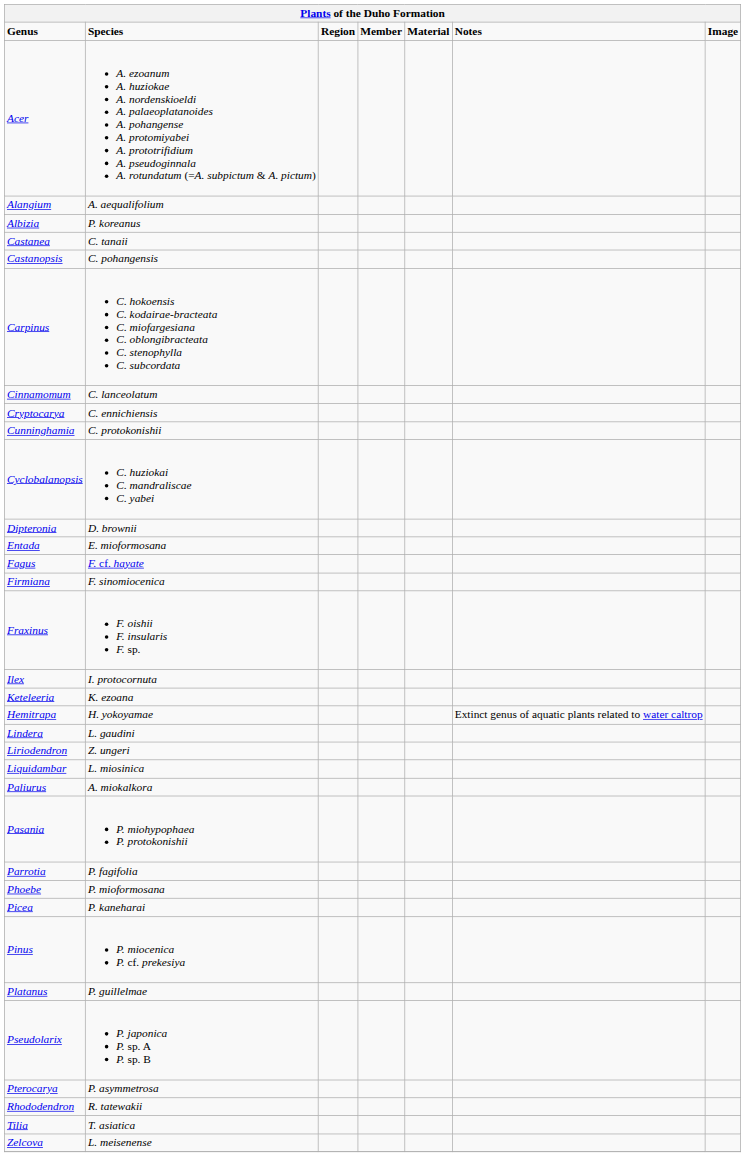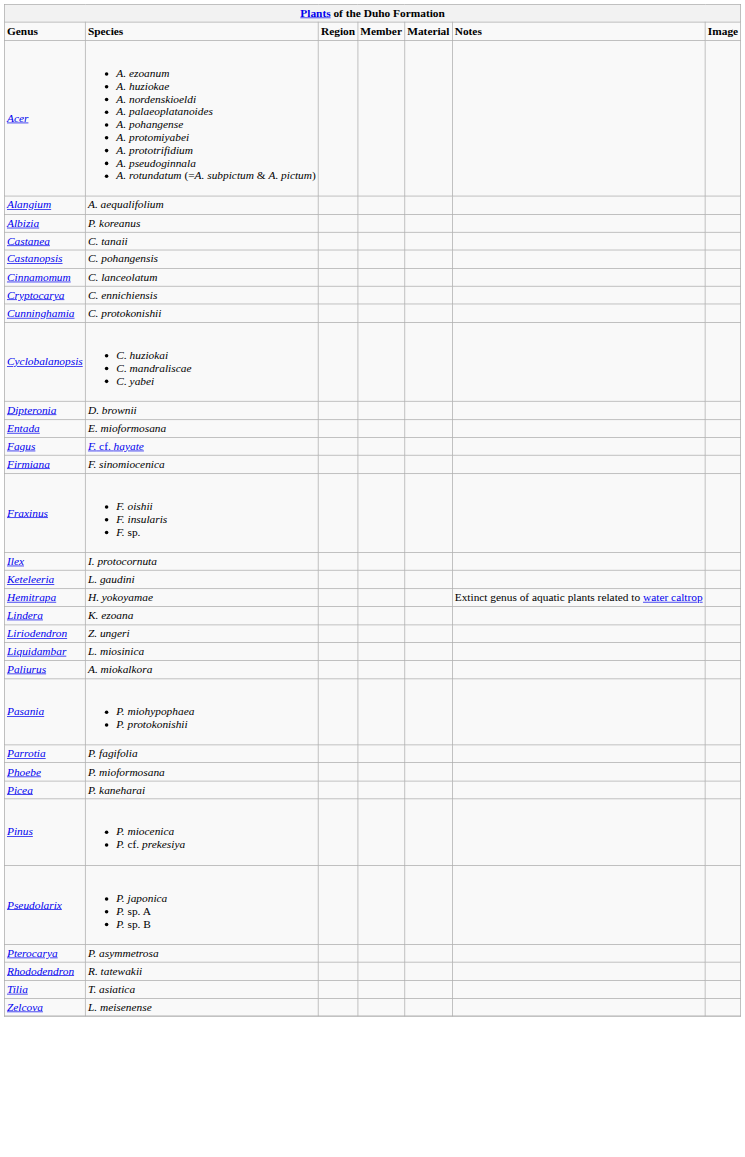- row: (28, 327)
(111, 697) K. ezoana -> (111, 579) L. gaudini
(111, 733) L. gaudini -> (111, 615) K. ezoana
- row: (27, 991)
